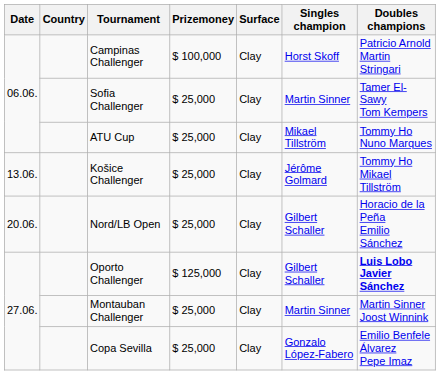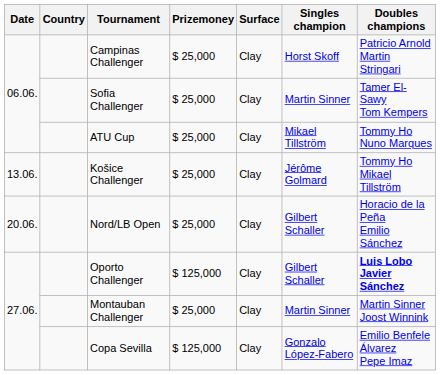(197, 56) $ 100,000 -> (194, 56) $ 25,000
(194, 347) $ 25,000 -> (197, 347) $ 125,000
